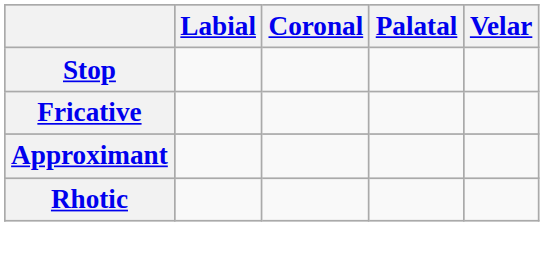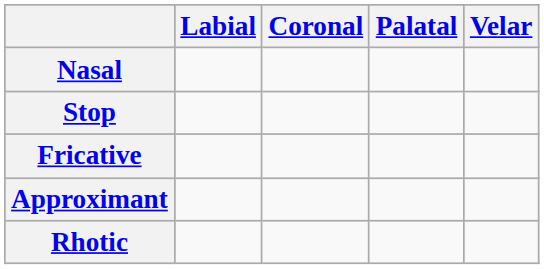+ row: (89, 69)
